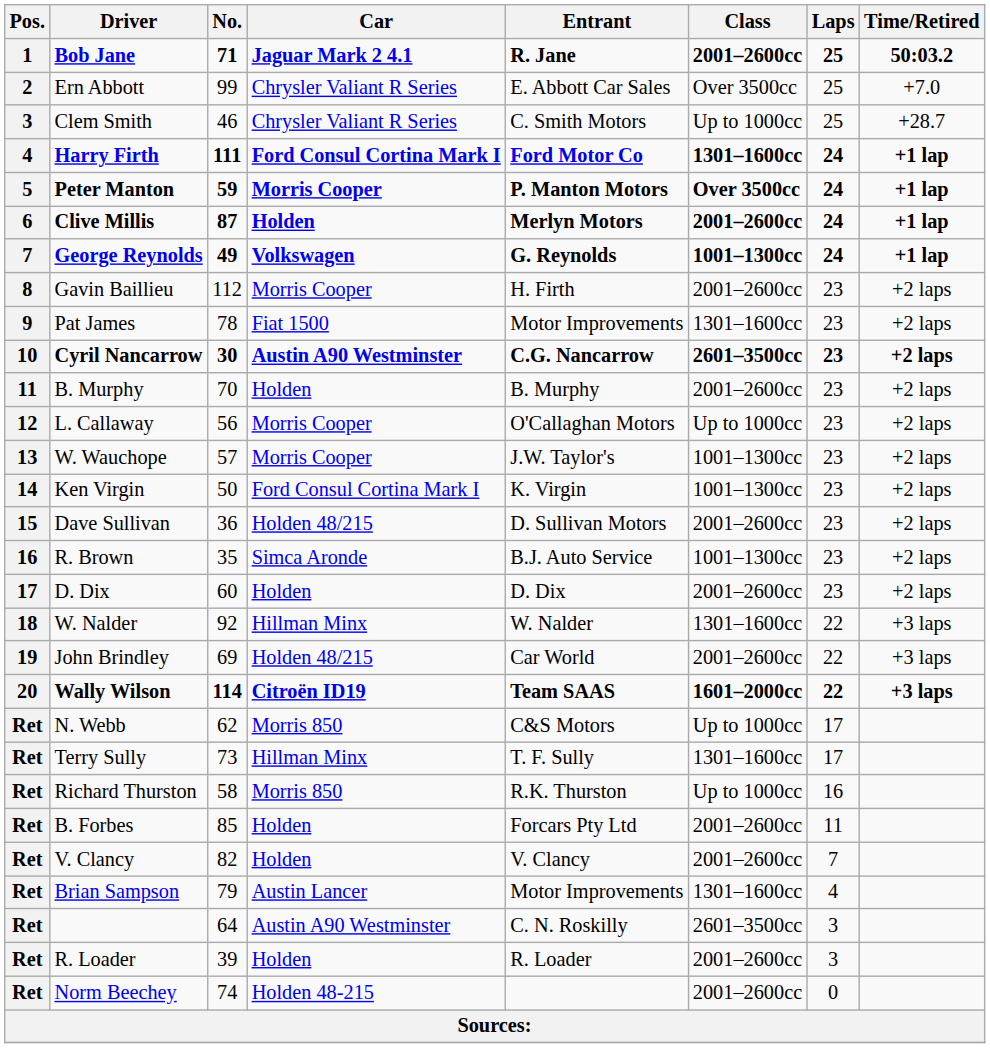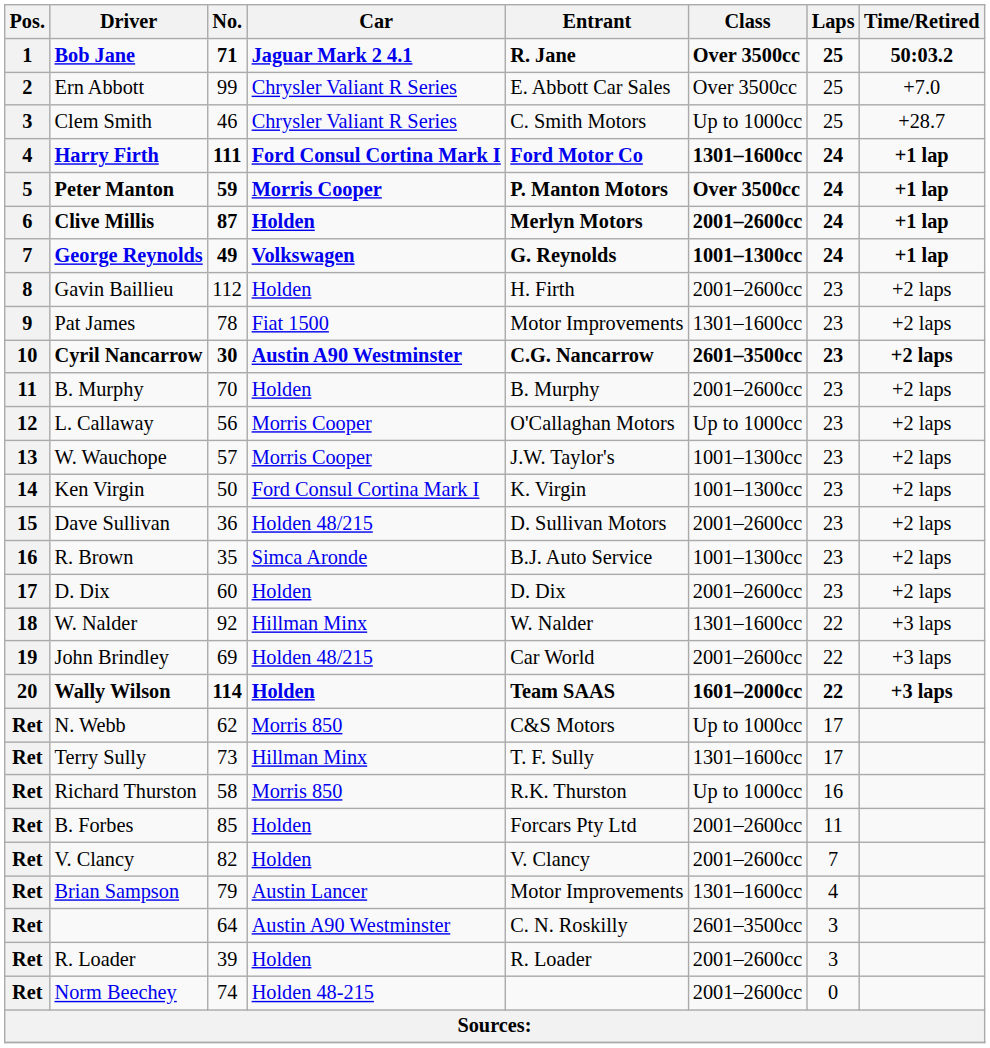(747, 55) 2001–2600cc -> (746, 55) Over 3500cc
(312, 289) Morris Cooper -> (282, 289) Holden
(309, 691) Citroën ID19 -> (283, 691) Holden
